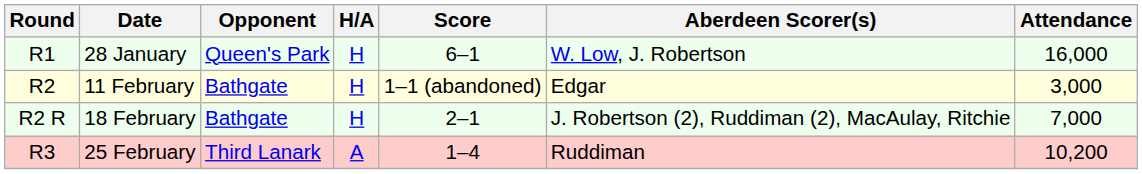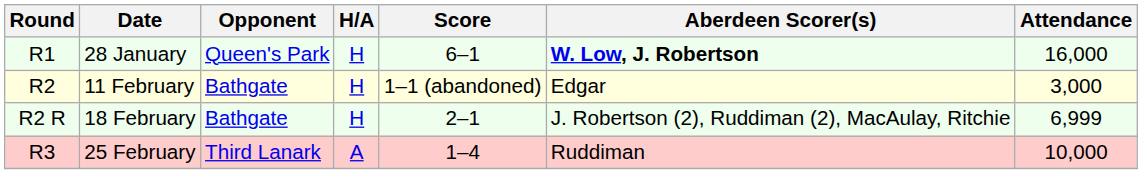(648, 53) normal -> (655, 53) bold
(1076, 119) 7,000 -> (1076, 119) 6,999
(1076, 151) 10,200 -> (1076, 151) 10,000
